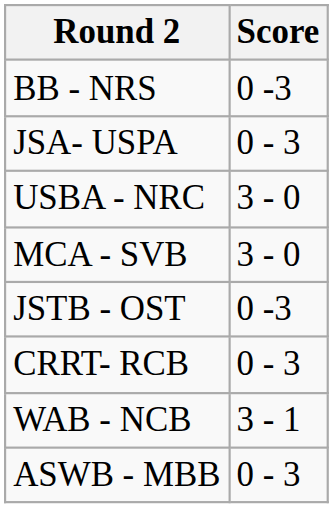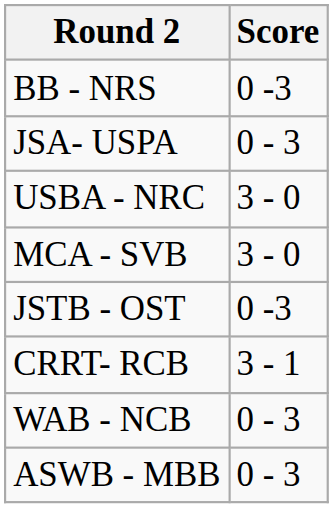(269, 364) 0 - 3 -> (269, 364) 3 - 1
(269, 419) 3 - 1 -> (269, 419) 0 - 3
